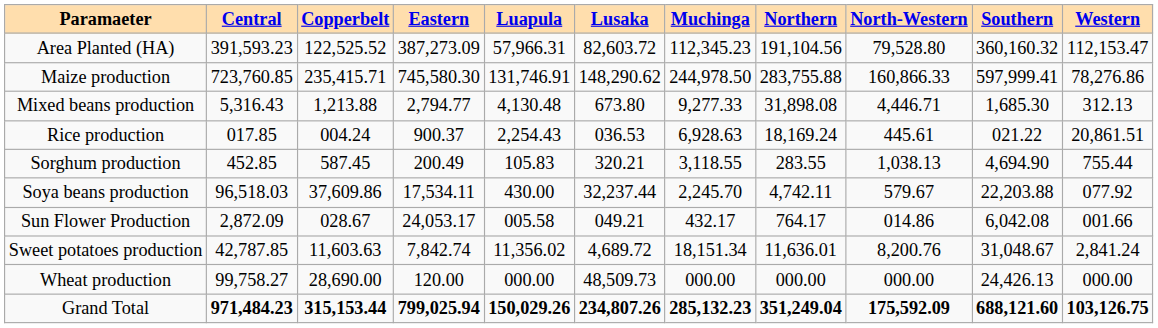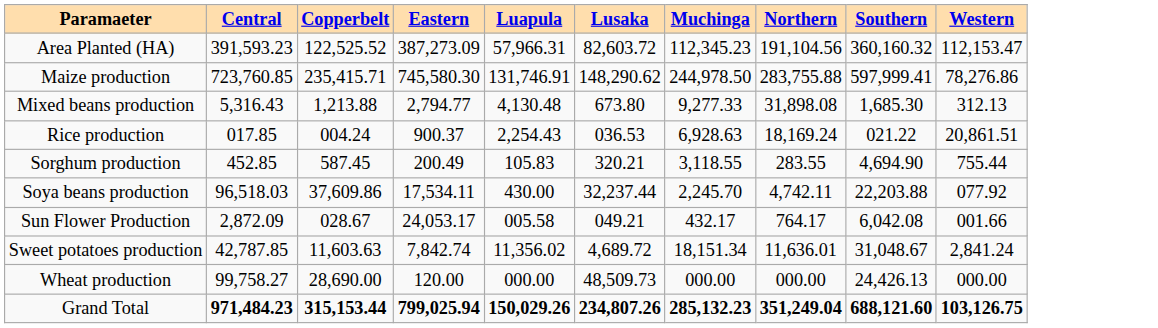- column: (909, 18)
